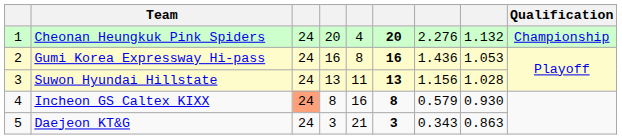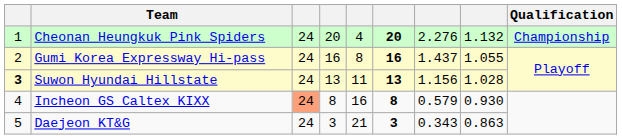(438, 59) 1.436 -> (438, 59) 1.437
(484, 59) 1.053 -> (484, 59) 1.055
(18, 80) normal -> (18, 80) bold
